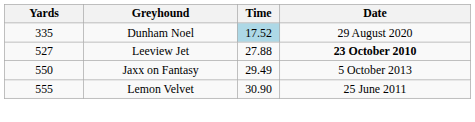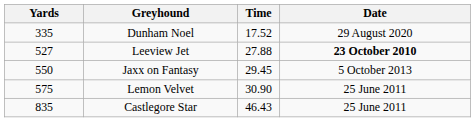(259, 32) lightblue background -> (259, 32) no background
(259, 70) 29.49 -> (259, 70) 29.45
(44, 88) 555 -> (44, 88) 575
+ row: (161, 107)
